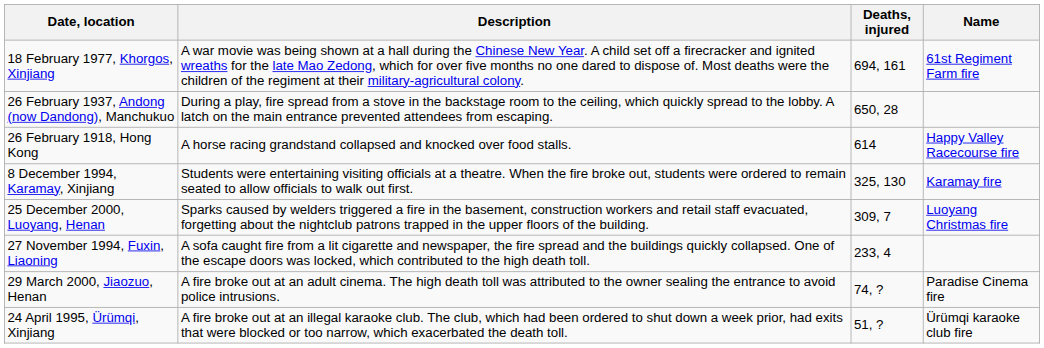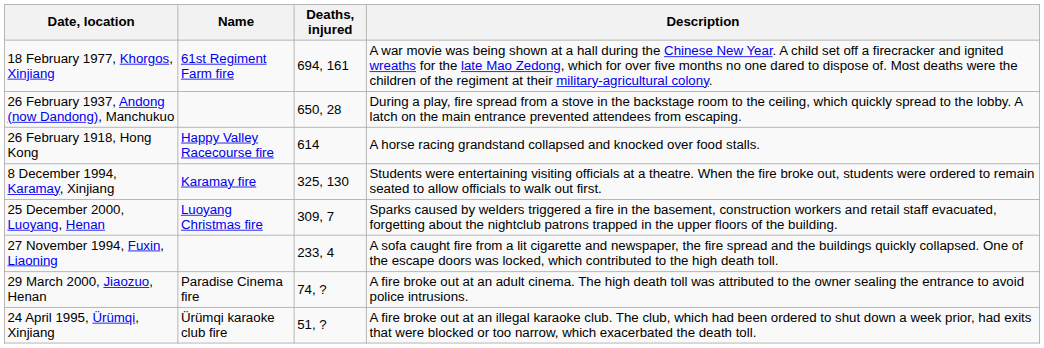columns swapped: (981, 22) <-> (514, 22)
